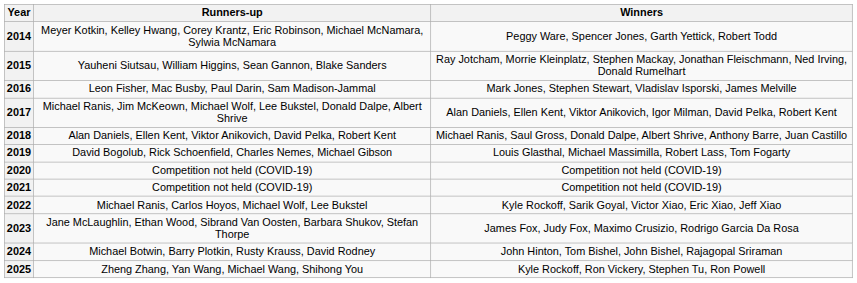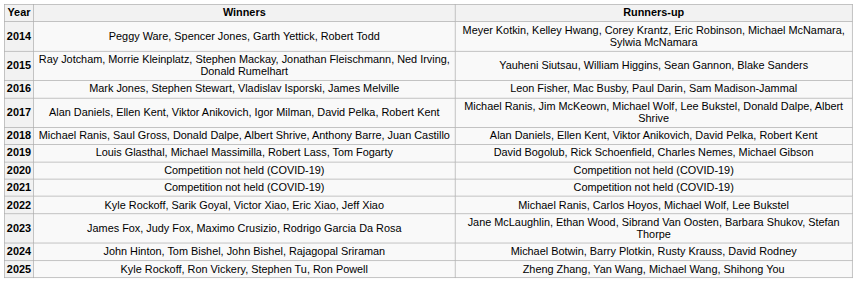columns swapped: (642, 13) <-> (232, 13)
